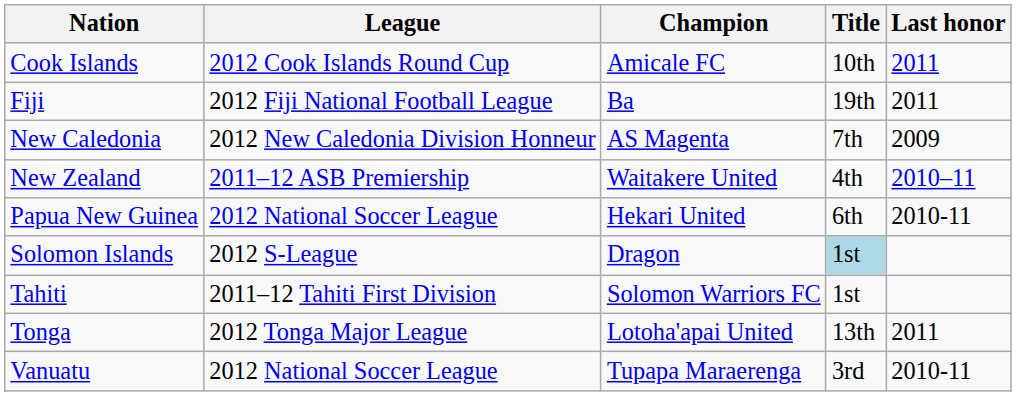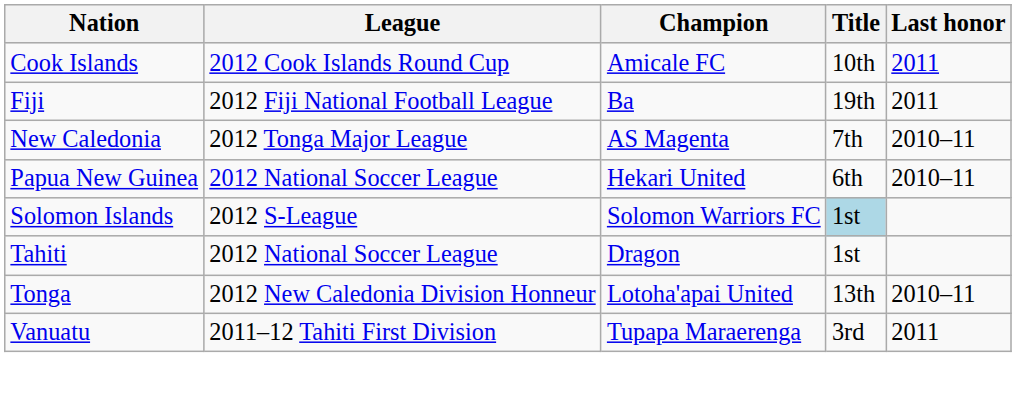(403, 139) 2012 New Caledonia Division Honneur -> (338, 139) 2012 Tonga Major League
(916, 139) 2009 -> (933, 139) 2010–11
- row: (76, 178)
(931, 216) 2010-11 -> (933, 178) 2010–11
(643, 255) Dragon -> (714, 216) Solomon Warriors FC
(353, 293) 2011–12 Tahiti First Division -> (353, 255) 2012 National Soccer League
(714, 293) Solomon Warriors FC -> (643, 255) Dragon
(338, 332) 2012 Tonga Major League -> (403, 293) 2012 New Caledonia Division Honneur
(915, 332) 2011 -> (933, 293) 2010–11
(353, 370) 2012 National Soccer League -> (353, 332) 2011–12 Tahiti First Division
(931, 370) 2010-11 -> (915, 332) 2011
